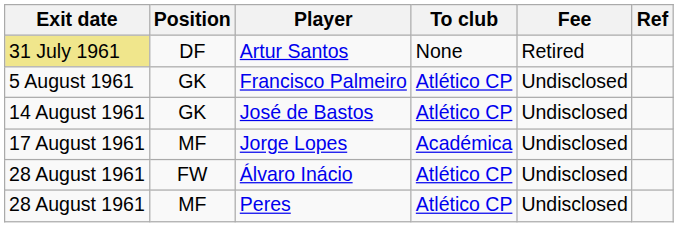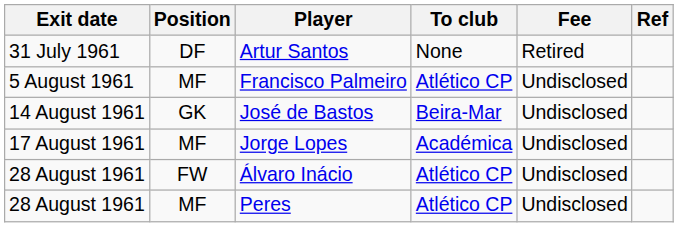(64, 50) khaki background -> (64, 50) no background
(192, 81) GK -> (192, 81) MF
(464, 112) Atlético CP -> (459, 112) Beira-Mar
